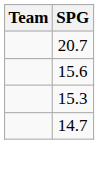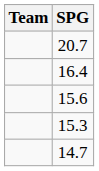+ row: (73, 71)
